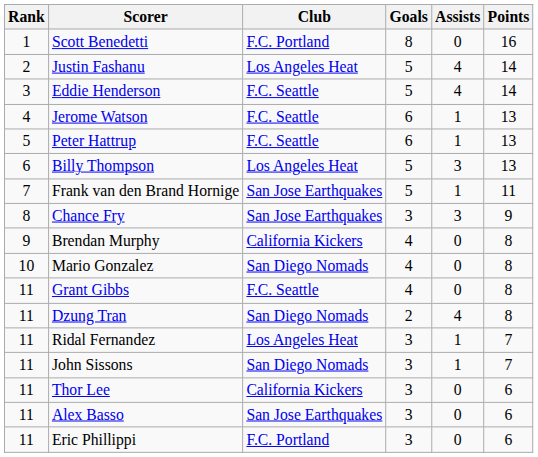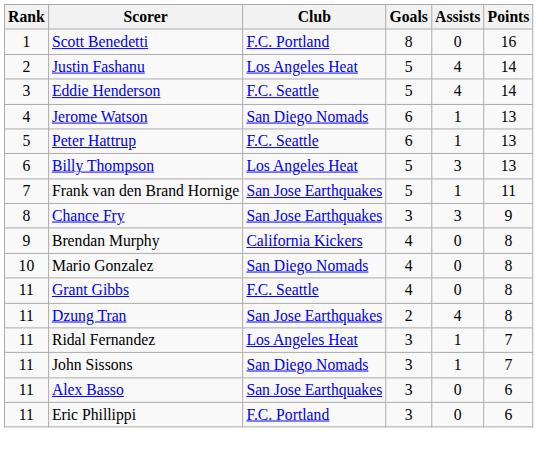(283, 116) F.C. Seattle -> (307, 116) San Diego Nomads
(307, 315) San Diego Nomads -> (314, 315) San Jose Earthquakes
- row: (81, 389)
